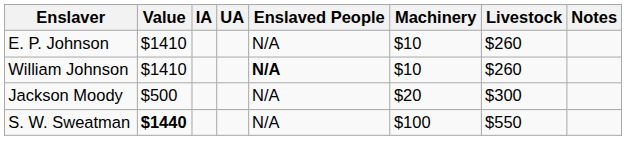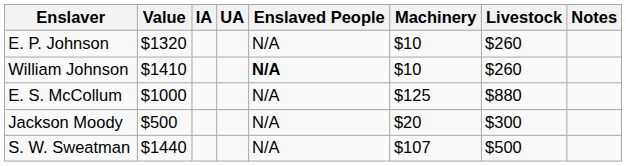(164, 43) $1410 -> (164, 43) $1320
+ row: (65, 95)
(164, 122) bold -> (164, 148) normal
(412, 122) $100 -> (412, 148) $107
(503, 122) $550 -> (503, 148) $500
